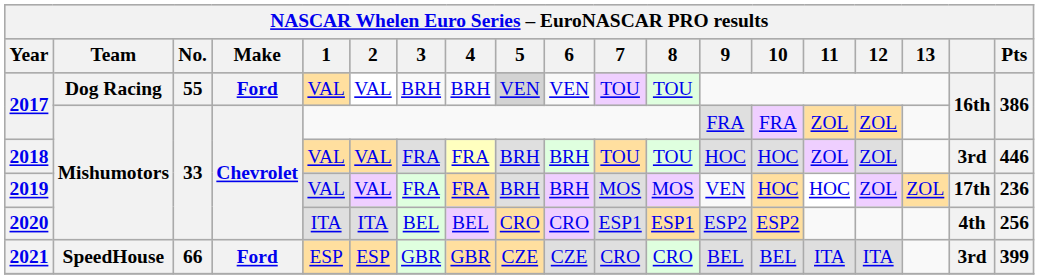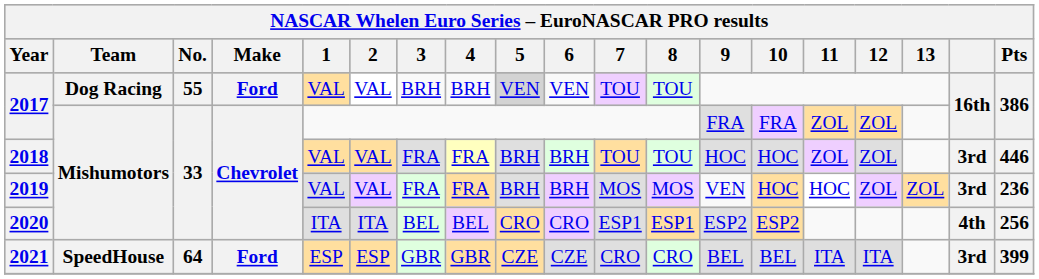(972, 189) 17th -> (972, 189) 3rd
(193, 256) 66 -> (193, 256) 64
